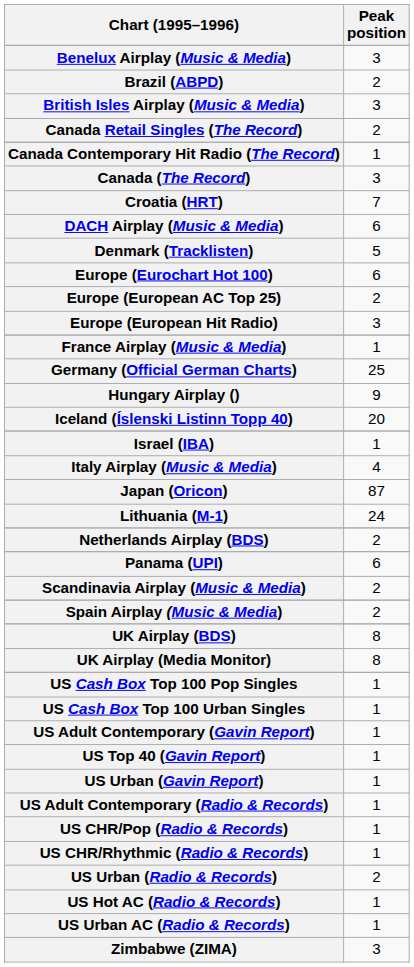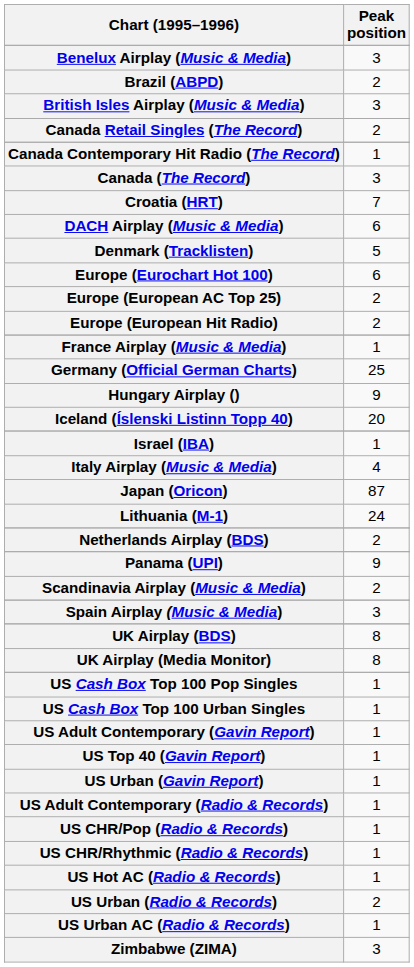(376, 322) 3 -> (376, 322) 2
(376, 563) 6 -> (376, 563) 9
(376, 612) 2 -> (376, 612) 3
rows swapped: (174, 901) <-> (174, 877)
